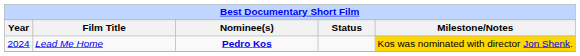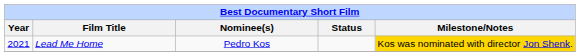(19, 43) 2024 -> (19, 43) 2021
(247, 43) bold -> (247, 43) normal
